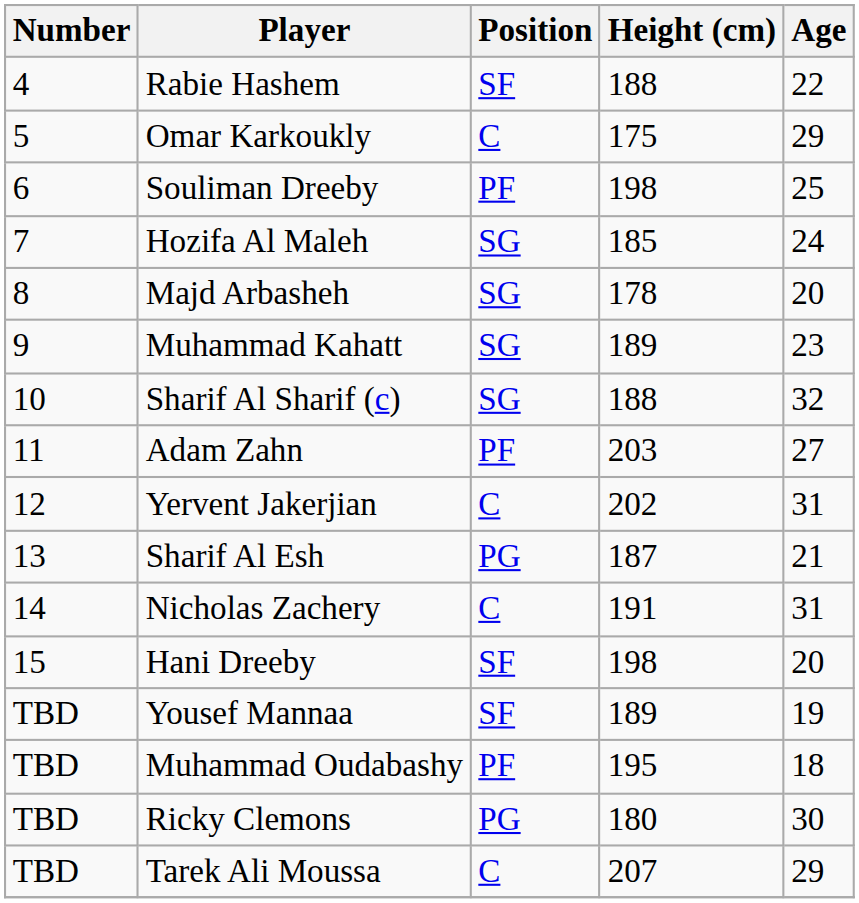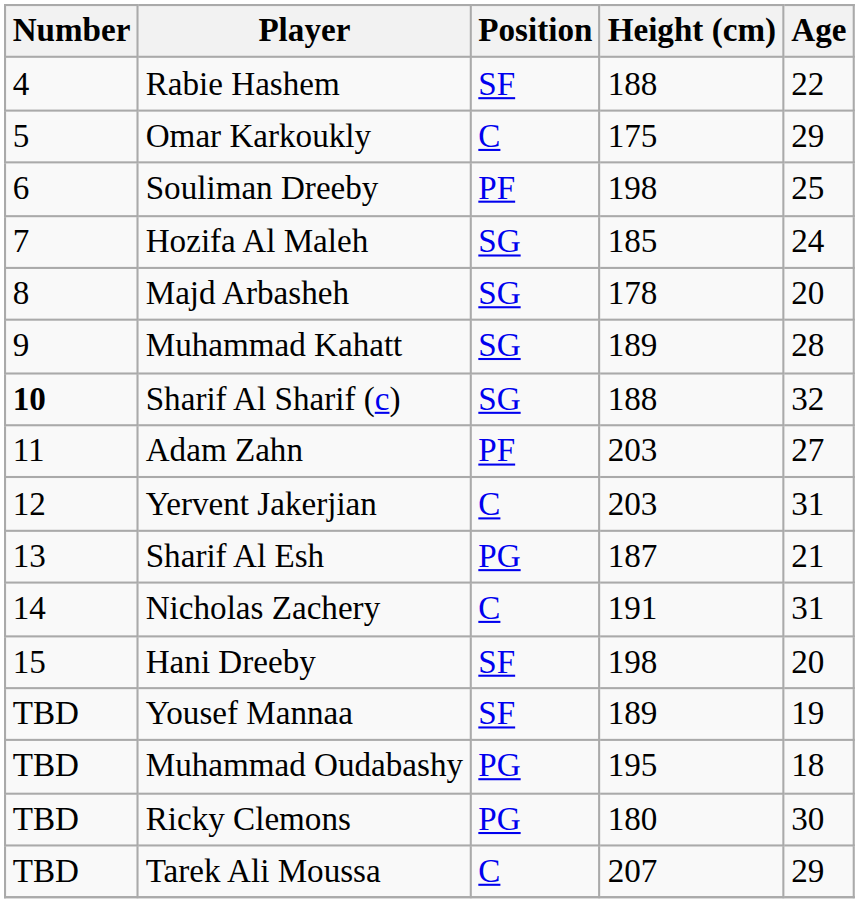(808, 345) 23 -> (808, 345) 28
(29, 398) normal -> (29, 398) bold
(633, 503) 202 -> (633, 503) 203
(497, 766) PF -> (499, 766) PG
